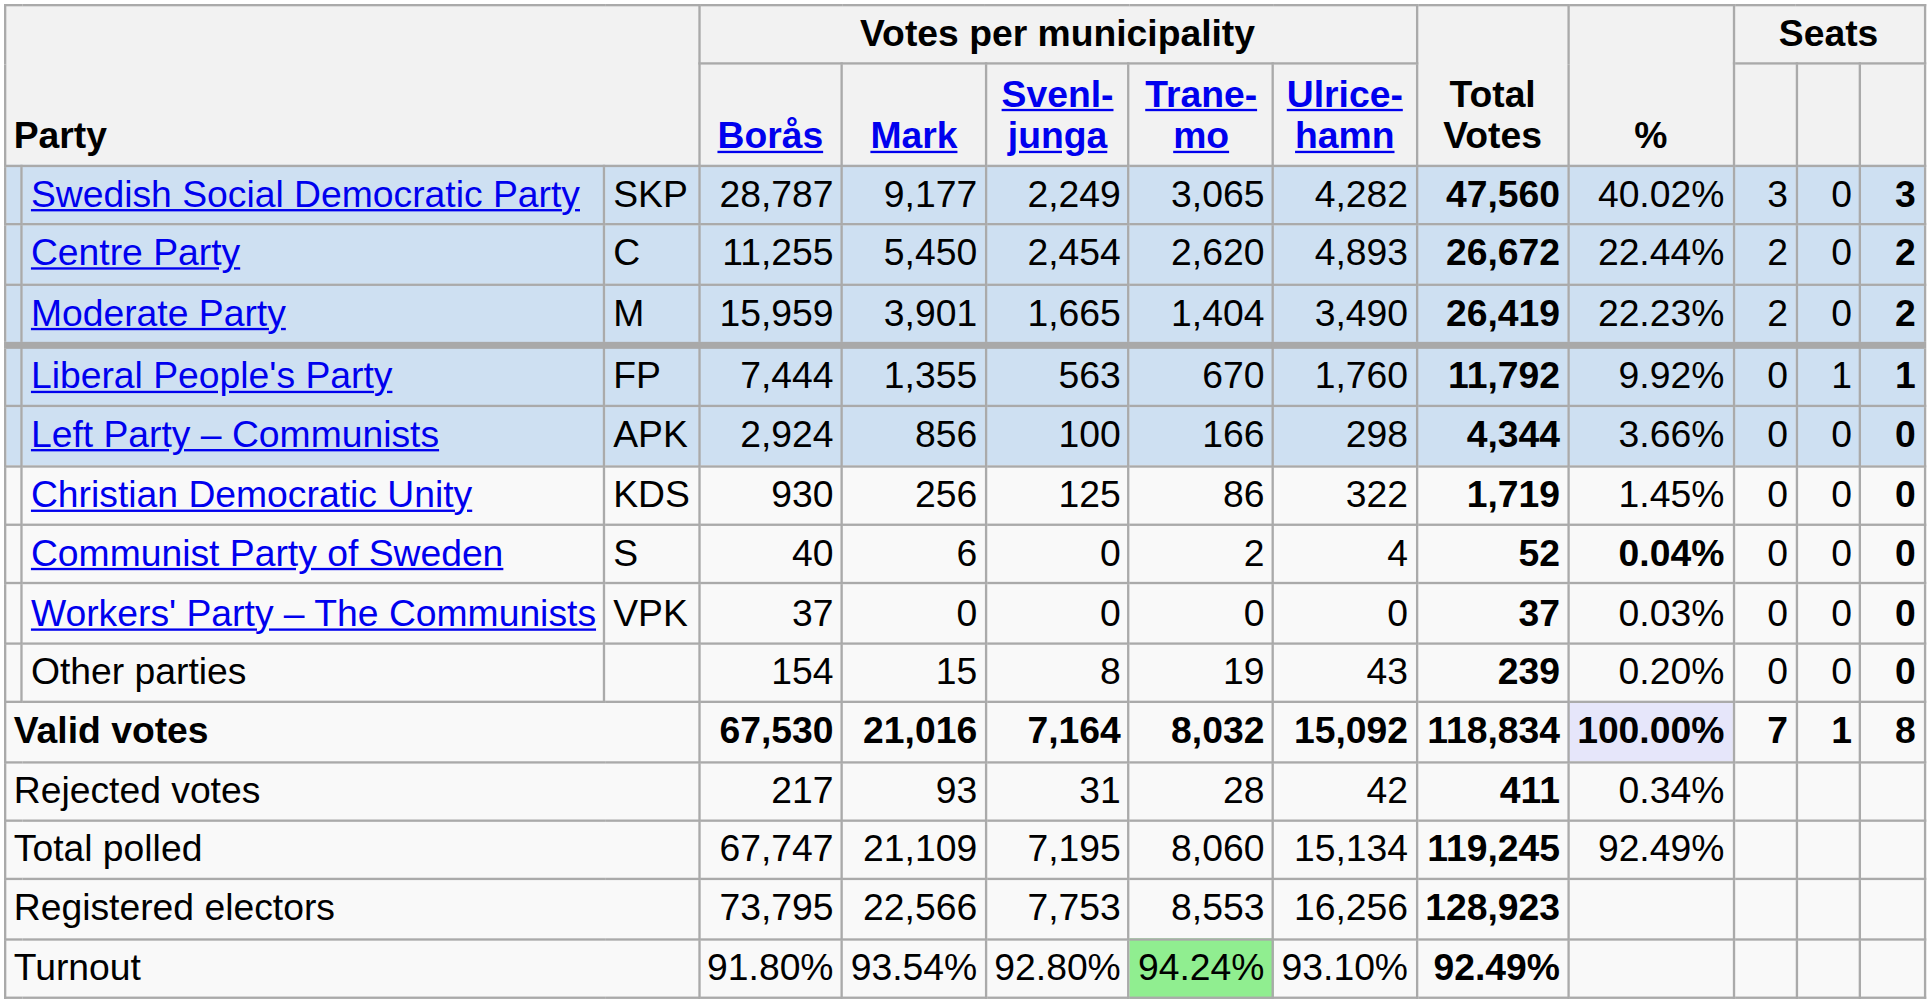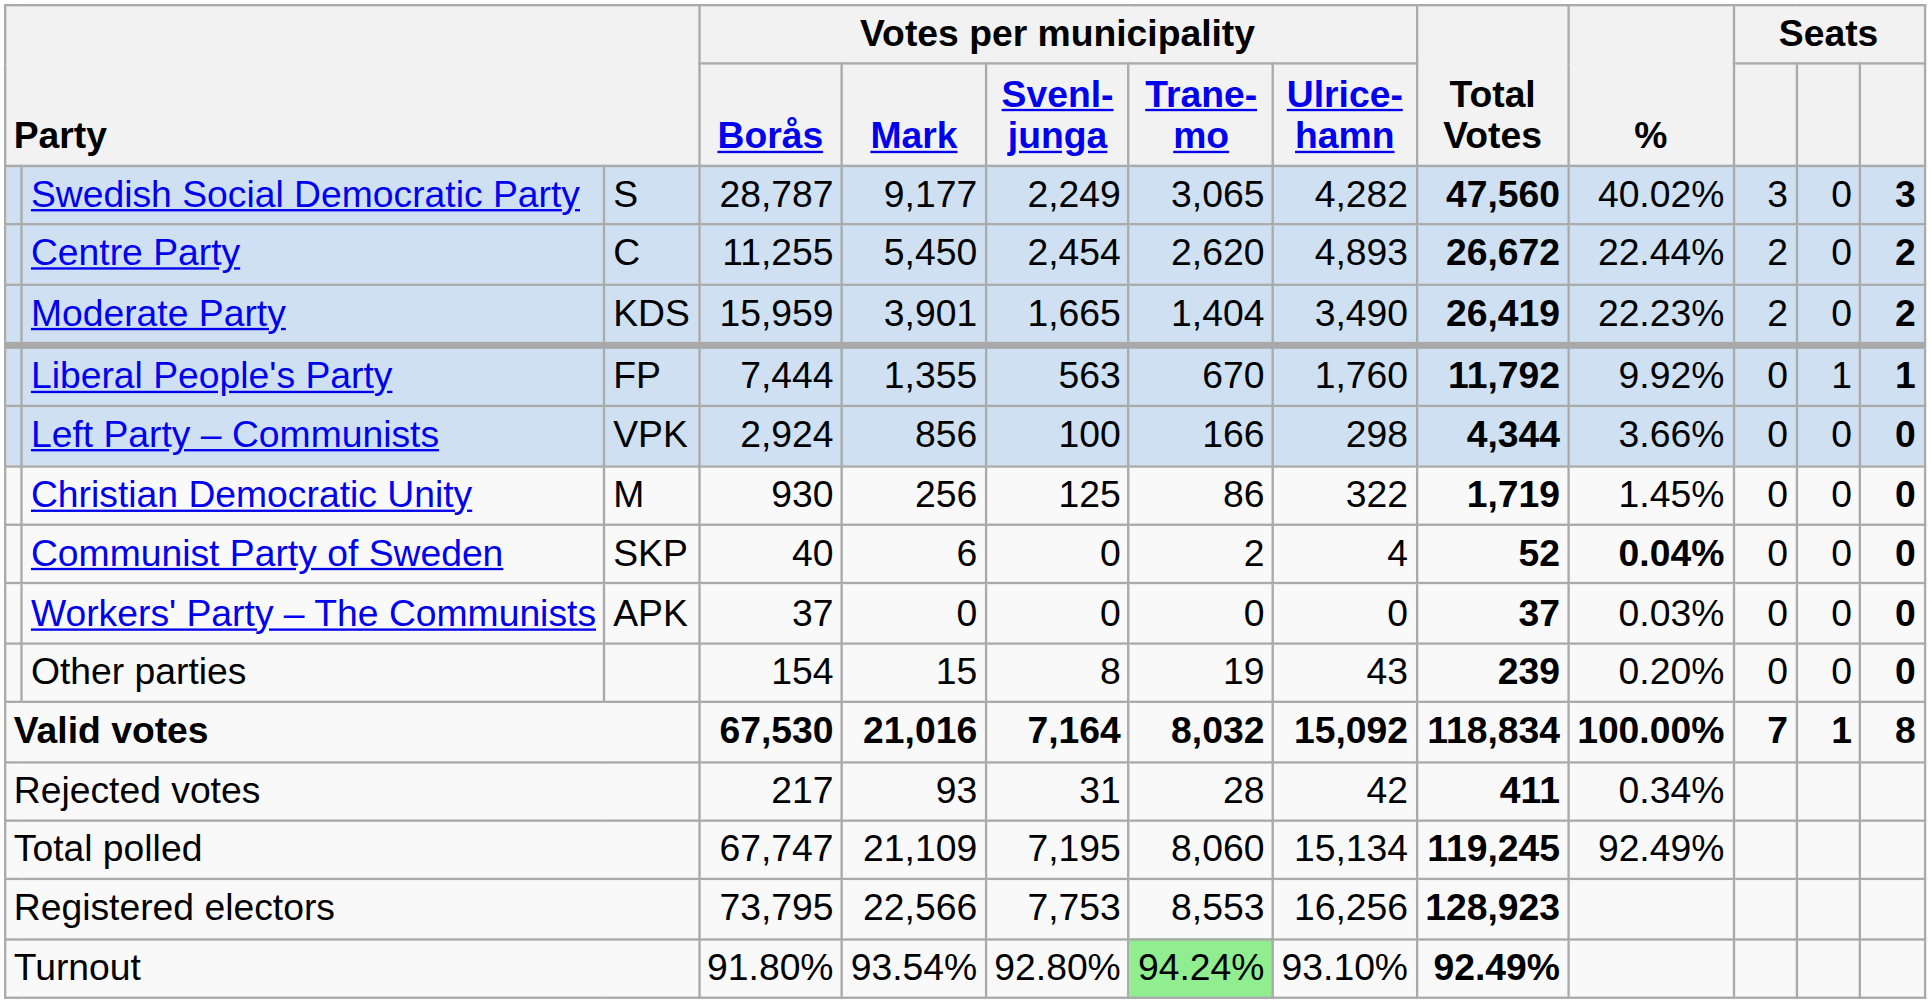(651, 194) SKP -> (626, 194) S
(629, 312) M -> (652, 312) KDS
(651, 435) APK -> (651, 435) VPK
(652, 494) KDS -> (629, 494) M
(626, 553) S -> (651, 553) SKP
(651, 612) VPK -> (651, 612) APK
(1651, 731) lavender background -> (1651, 731) no background
